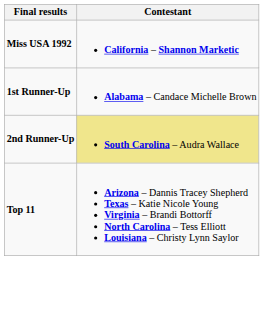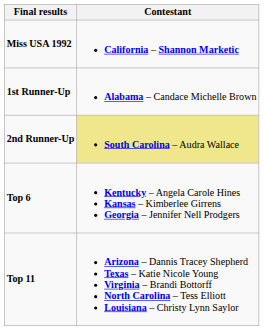+ row: (19, 198)
